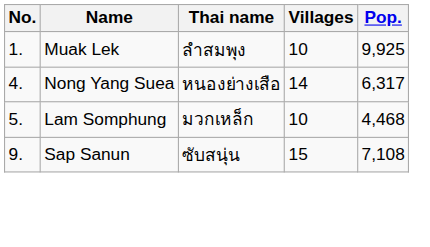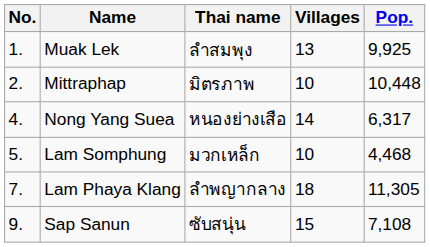(298, 49) 10 -> (305, 49) 13
+ row: (85, 84)
+ row: (113, 189)
